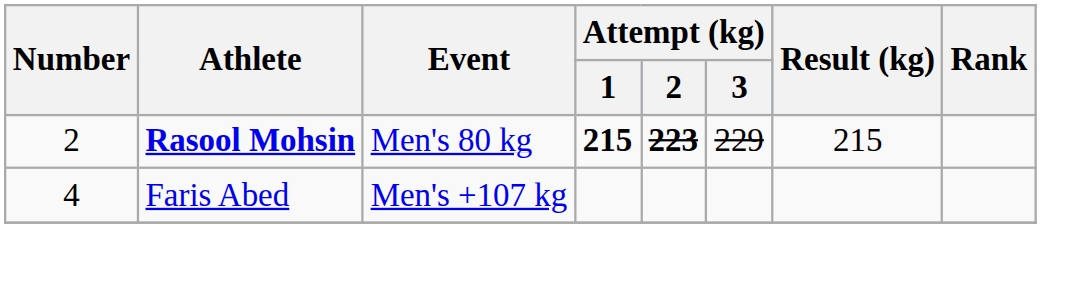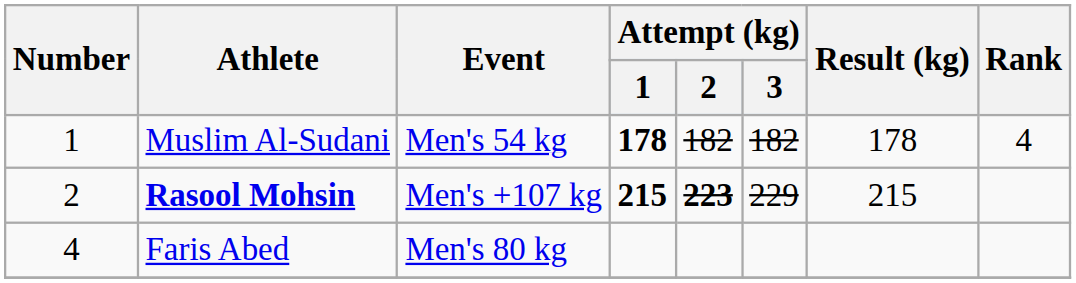+ row: (268, 140)
(451, 140) Men's 80 kg -> (504, 195) Men's +107 kg
(469, 195) Men's +107 kg -> (486, 249) Men's 80 kg
